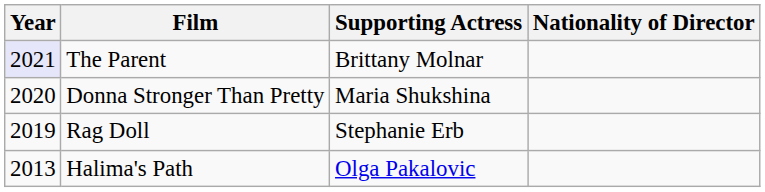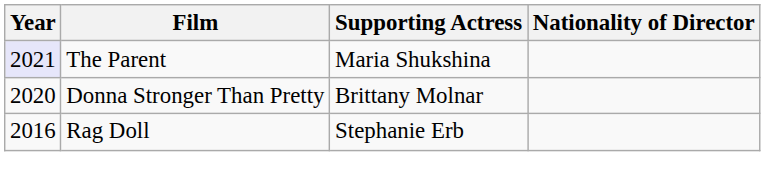(409, 58) Brittany Molnar -> (413, 58) Maria Shukshina
(413, 95) Maria Shukshina -> (409, 95) Brittany Molnar
(33, 131) 2019 -> (33, 131) 2016
- row: (130, 167)
